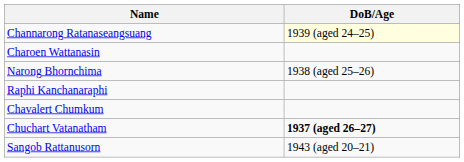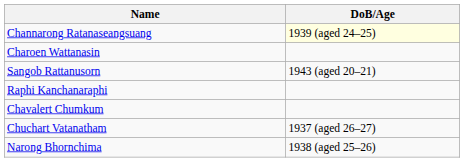rows swapped: (54, 71) <-> (54, 147)
(331, 128) bold -> (332, 128) normal
